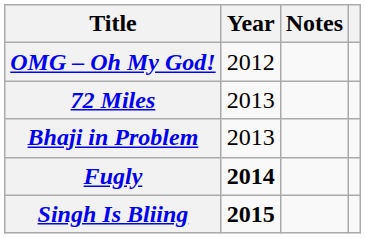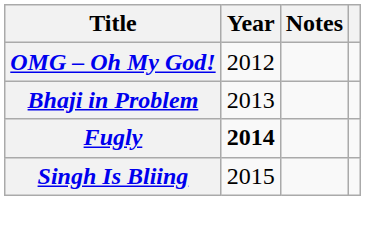- row: (113, 99)
(251, 213) bold -> (251, 175) normal
